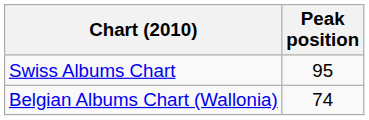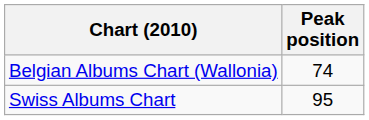rows swapped: (143, 99) <-> (92, 70)
